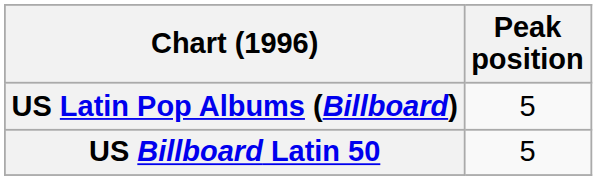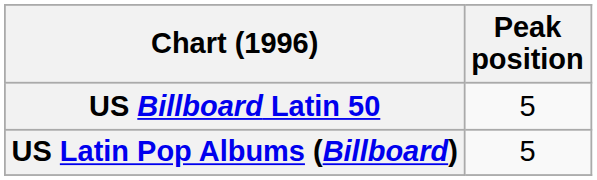rows swapped: (235, 151) <-> (235, 105)
